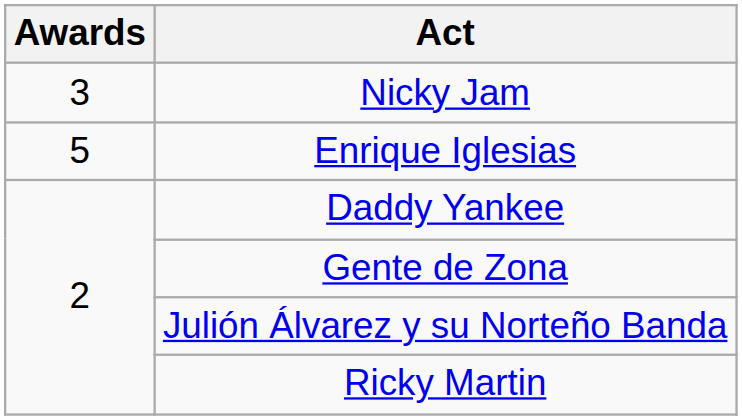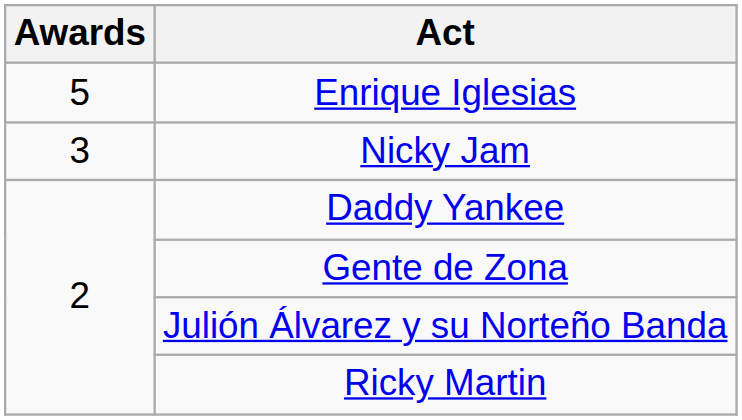rows swapped: (445, 150) <-> (445, 92)
